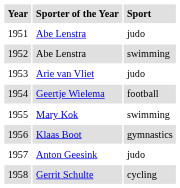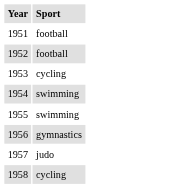- column: (77, 13)
(136, 33) judo -> (52, 33) football
(148, 54) swimming -> (52, 54) football
(136, 74) judo -> (51, 74) cycling
(143, 94) football -> (58, 94) swimming
